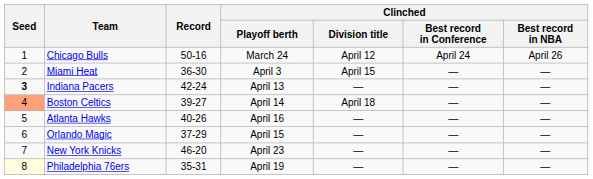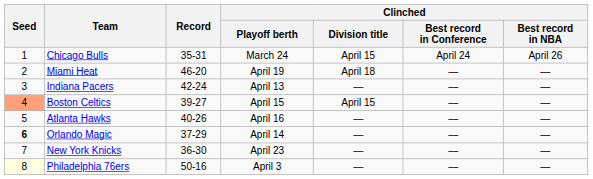(194, 55) 50-16 -> (194, 55) 35-31
(358, 55) April 12 -> (358, 55) April 15
(194, 71) 36-30 -> (194, 71) 46-20
(267, 71) April 3 -> (267, 71) April 19
(358, 71) April 15 -> (358, 71) April 18
(24, 87) bold -> (24, 87) normal
(267, 103) April 14 -> (267, 103) April 15
(358, 103) April 18 -> (358, 103) April 15
(24, 135) normal -> (24, 135) bold
(267, 135) April 15 -> (267, 135) April 14
(194, 151) 46-20 -> (194, 151) 36-30
(194, 167) 35-31 -> (194, 167) 50-16
(267, 167) April 19 -> (267, 167) April 3
